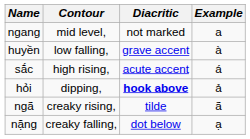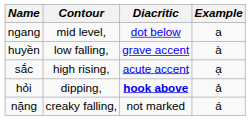(156, 32) not marked -> (156, 32) dot below
(219, 69) á -> (219, 69) ạ
- row: (24, 106)
(156, 124) dot below -> (156, 106) not marked
(219, 124) ạ -> (219, 106) á
